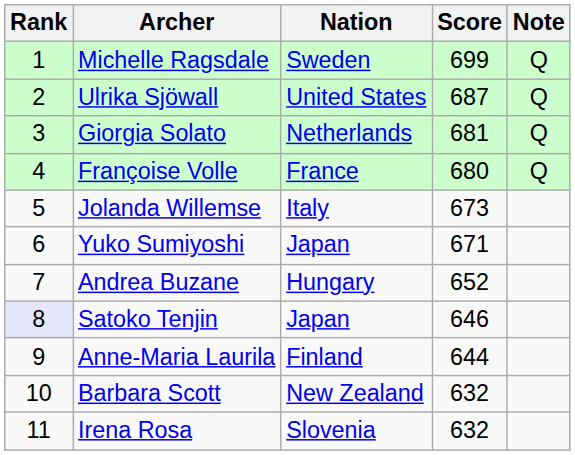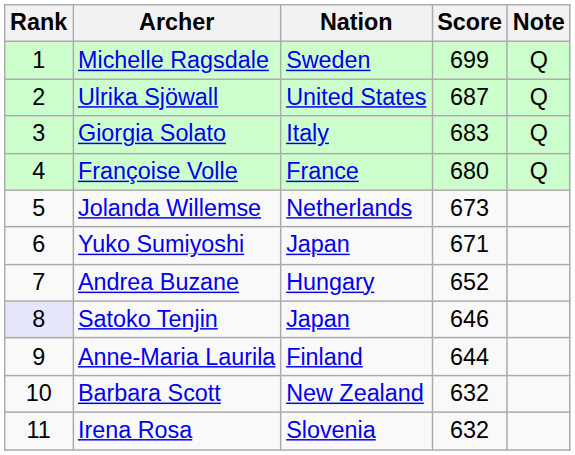(349, 134) Netherlands -> (308, 134) Italy
(470, 134) 681 -> (470, 134) 683
(308, 208) Italy -> (349, 208) Netherlands
